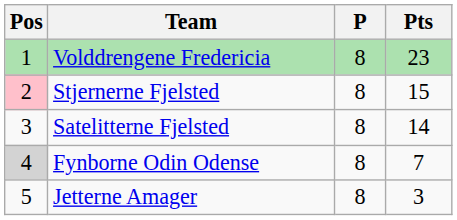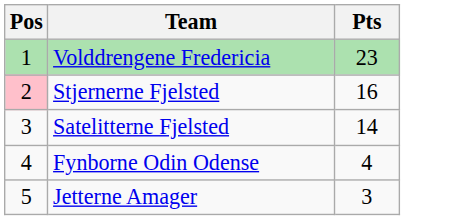- column: (360, 22)
(418, 92) 15 -> (367, 92) 16
(26, 162) lightgrey background -> (26, 162) no background
(418, 162) 7 -> (367, 162) 4
